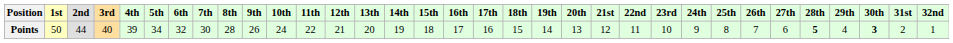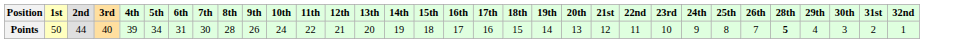- column: (785, 12)
(181, 29) 32 -> (181, 29) 31
(874, 29) bold -> (845, 29) normal
